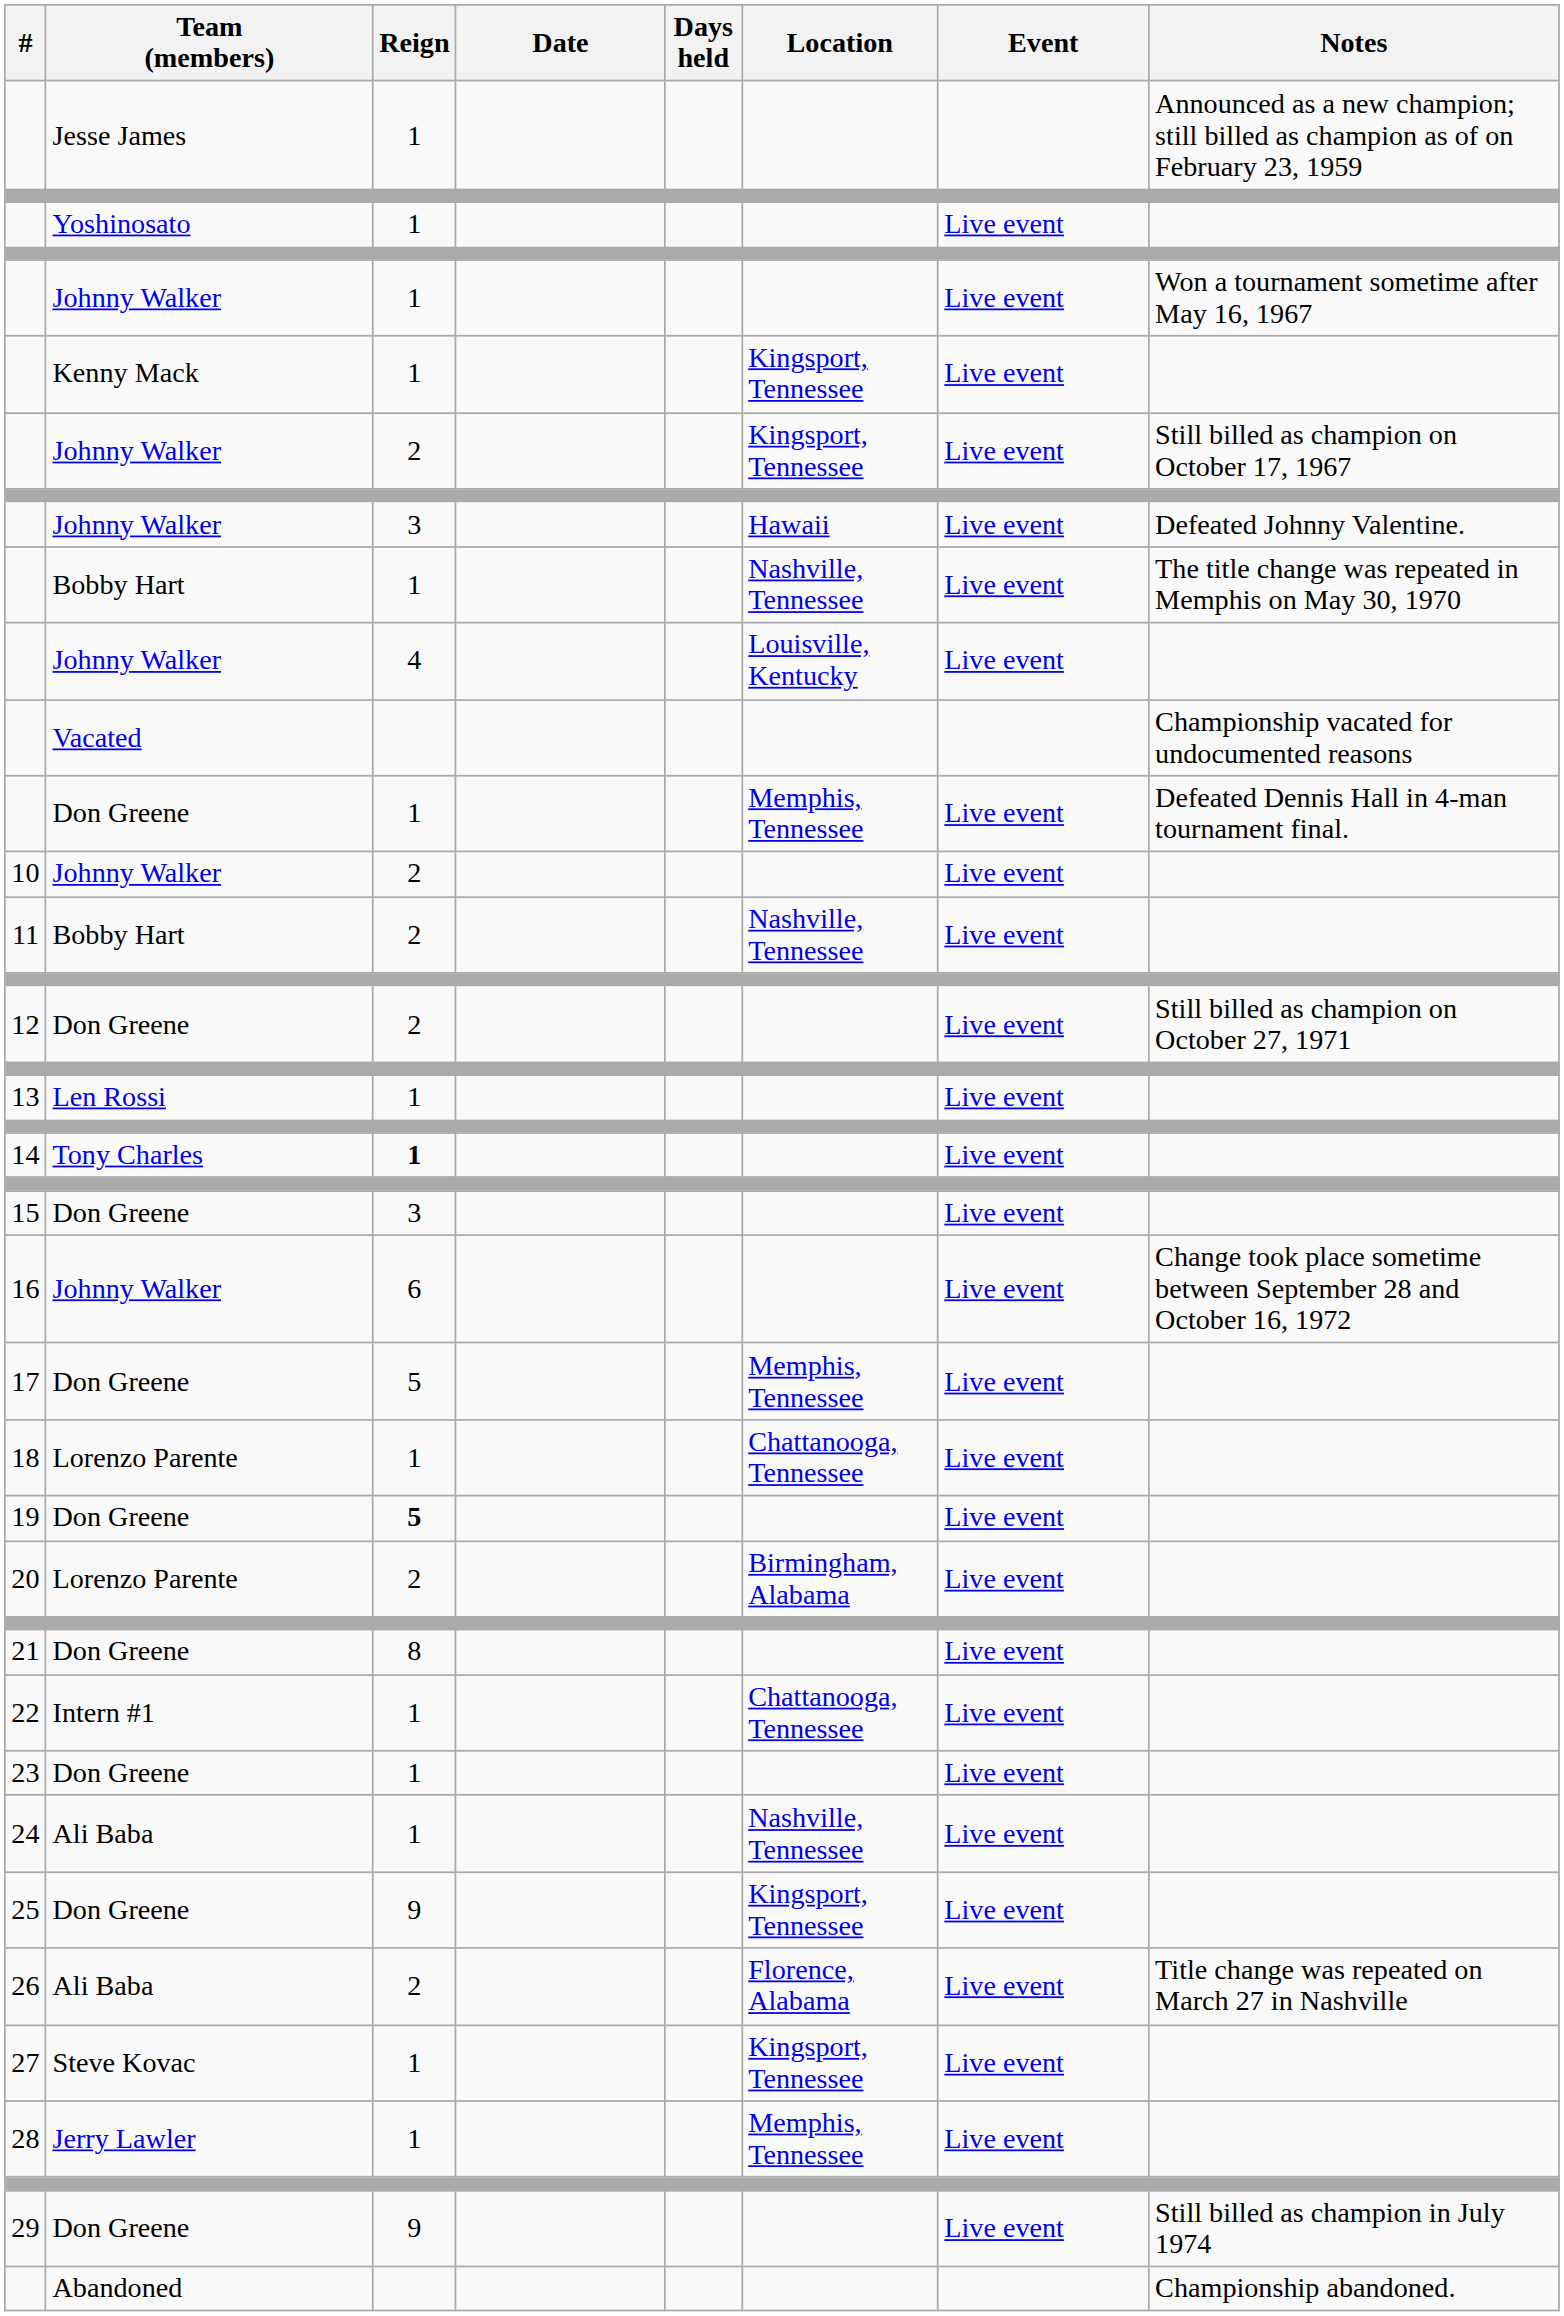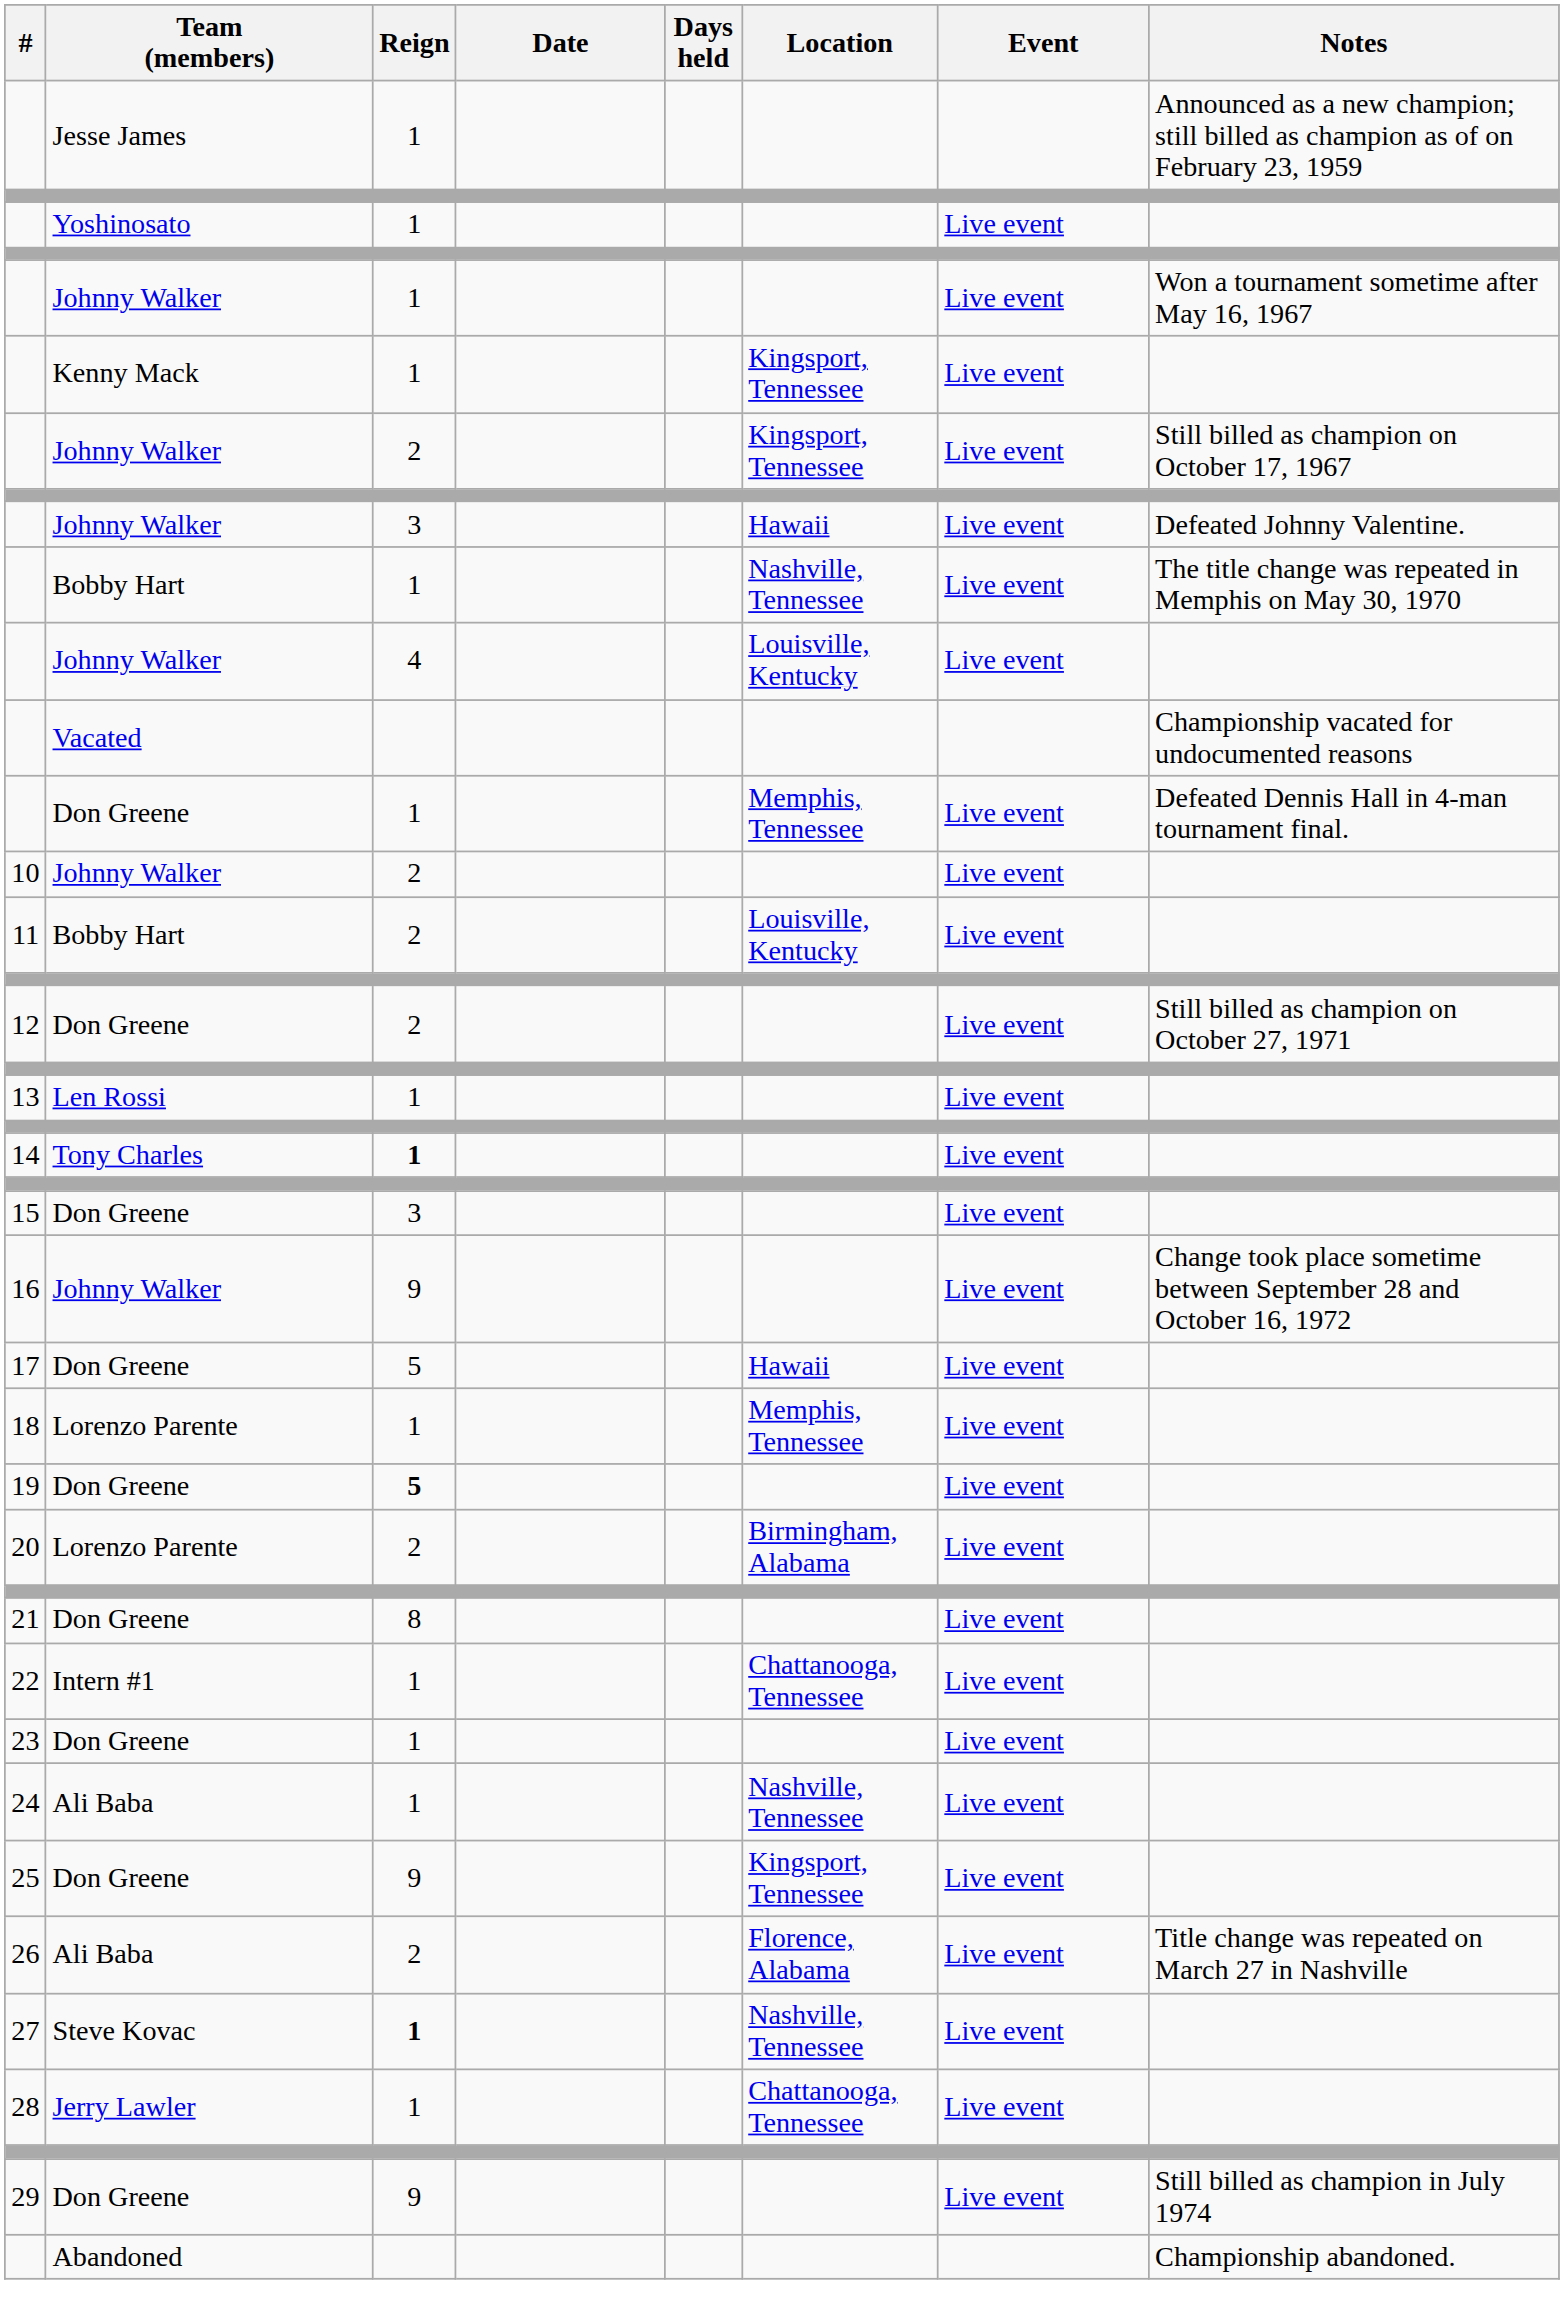(806, 934) Nashville, Tennessee -> (809, 934) Louisville, Kentucky
(414, 1288) 6 -> (414, 1288) 9
(806, 1380) Memphis, Tennessee -> (789, 1365) Hawaii
(823, 1457) Chattanooga, Tennessee -> (806, 1425) Memphis, Tennessee
(414, 2062) normal -> (414, 2030) bold
(808, 2062) Kingsport, Tennessee -> (806, 2030) Nashville, Tennessee
(806, 2138) Memphis, Tennessee -> (823, 2106) Chattanooga, Tennessee
